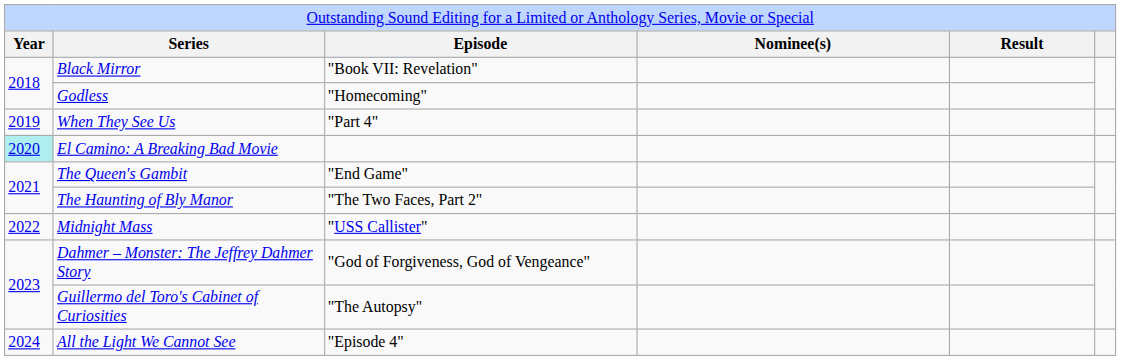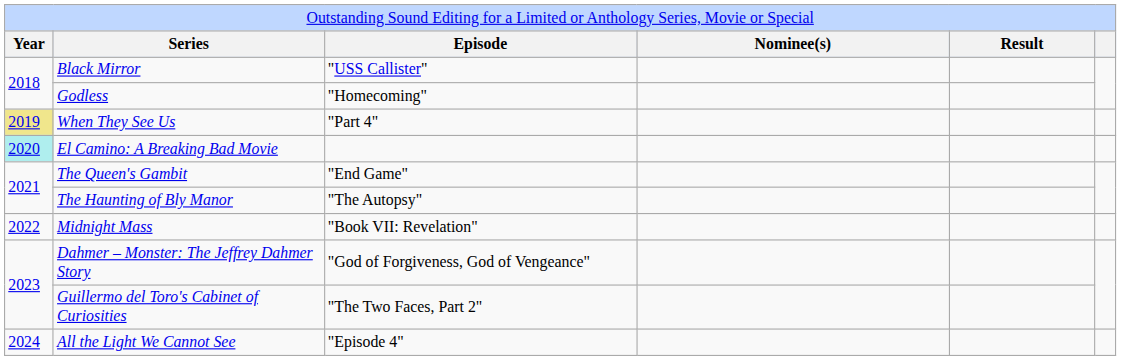(403, 70) "Book VII: Revelation" -> (378, 70) "USS Callister"
(24, 122) no background -> (24, 122) khaki background
(405, 200) "The Two Faces, Part 2" -> (375, 200) "The Autopsy"
(378, 226) "USS Callister" -> (403, 226) "Book VII: Revelation"
(375, 307) "The Autopsy" -> (405, 307) "The Two Faces, Part 2"
